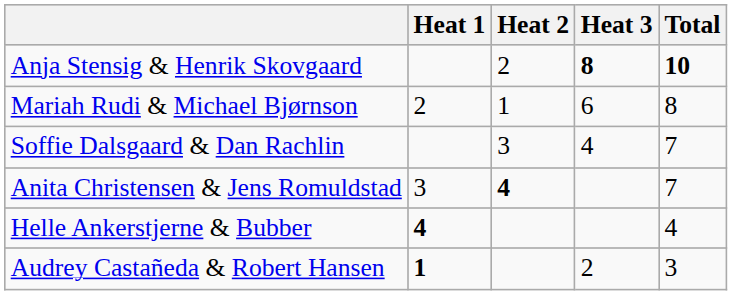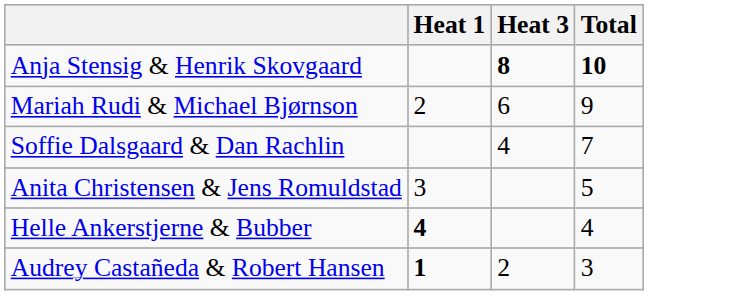- column: (533, 24)
(671, 106) 8 -> (587, 106) 9
(671, 187) 7 -> (587, 187) 5
